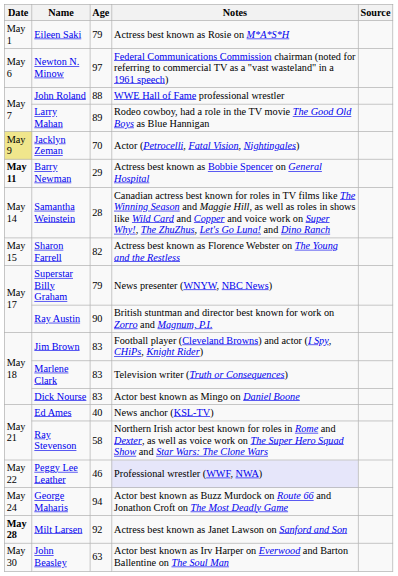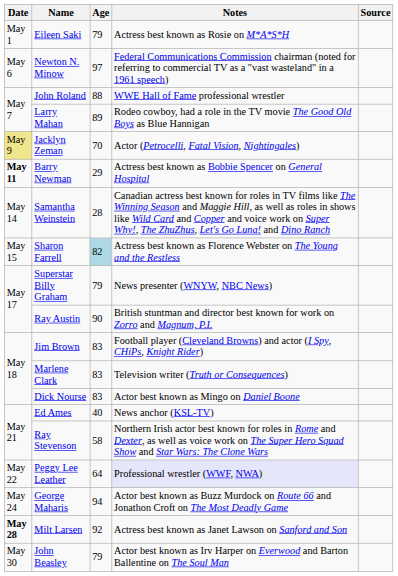(97, 251) no background -> (97, 251) lightblue background
(97, 474) 46 -> (97, 474) 64
(97, 557) 63 -> (97, 557) 79
